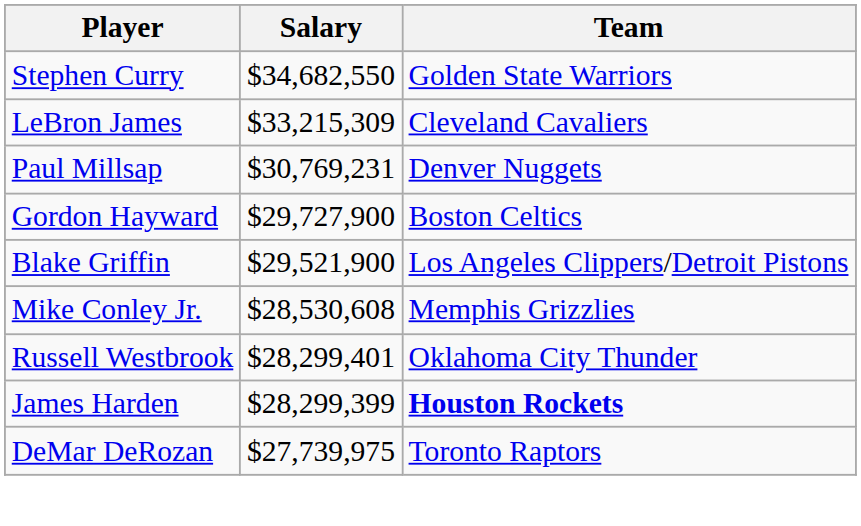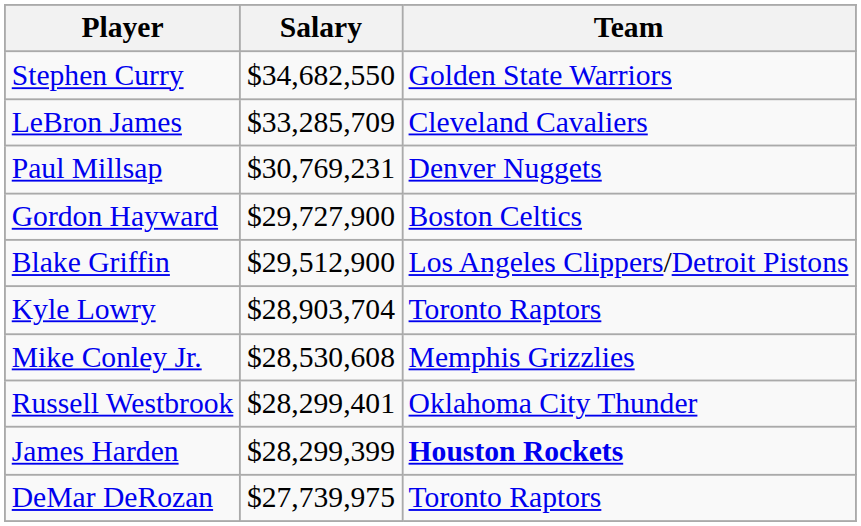(321, 121) $33,215,309 -> (321, 121) $33,285,709
(321, 262) $29,521,900 -> (321, 262) $29,512,900
+ row: (84, 309)
